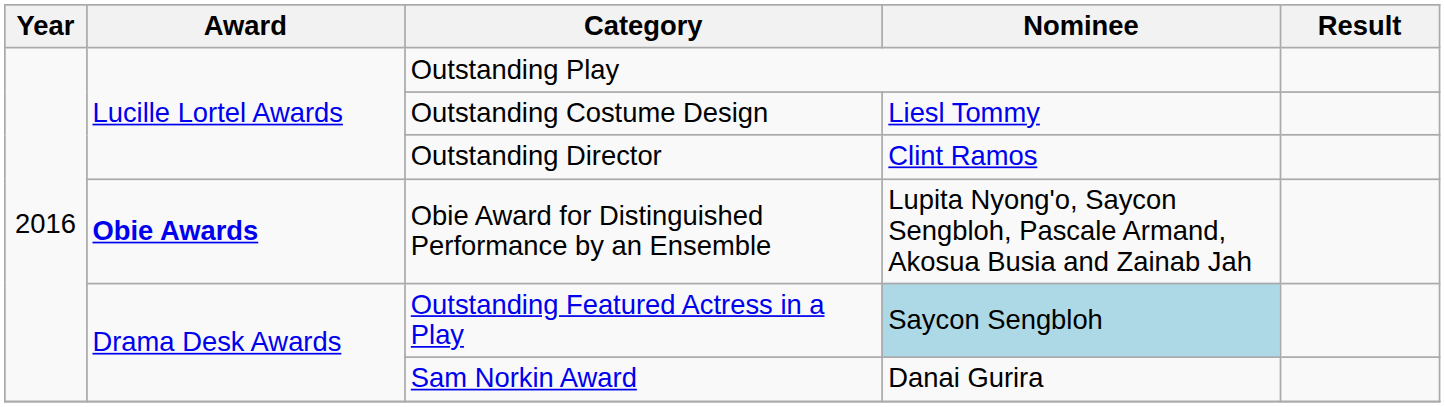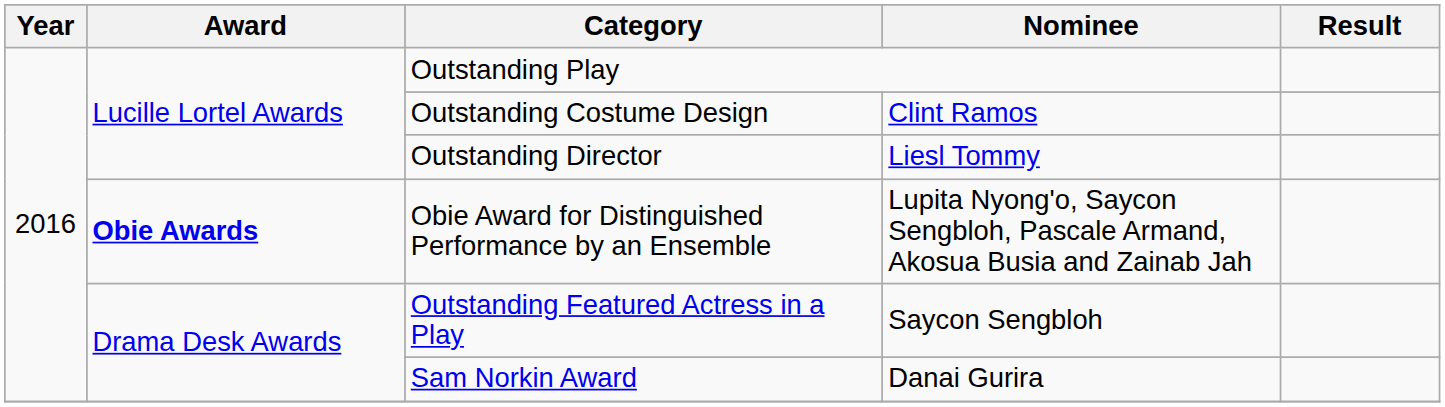(964, 112) Liesl Tommy -> (963, 112) Clint Ramos
(963, 156) Clint Ramos -> (964, 156) Liesl Tommy
(996, 320) lightblue background -> (996, 320) no background
